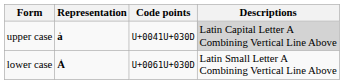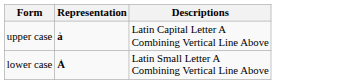- column: (163, 13)
(268, 36) lightgrey background -> (200, 36) no background
